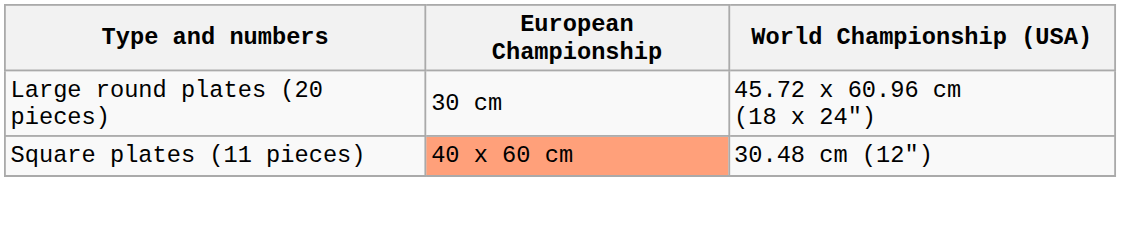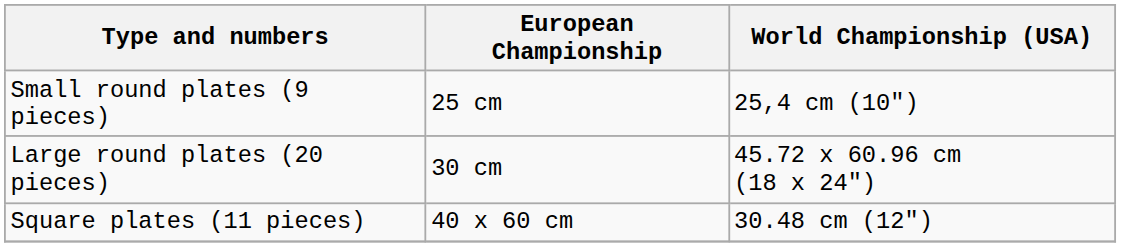+ row: (160, 104)
(502, 156) lightsalmon background -> (502, 222) no background
